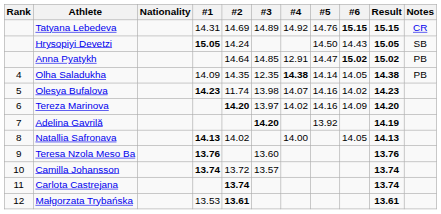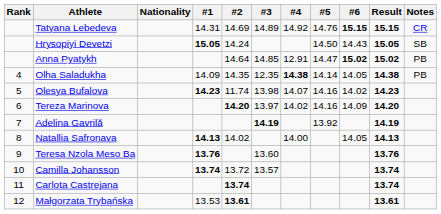(266, 122) 14.20 -> (266, 122) 14.19
